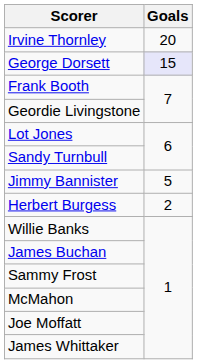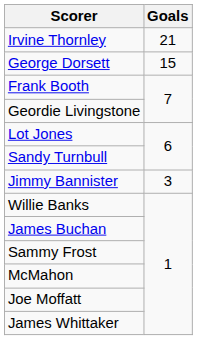(168, 39) 20 -> (168, 39) 21
(168, 63) lavender background -> (168, 63) no background
(168, 181) 5 -> (168, 181) 3
- row: (62, 205)
